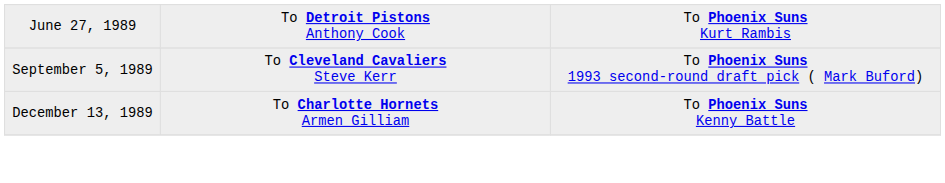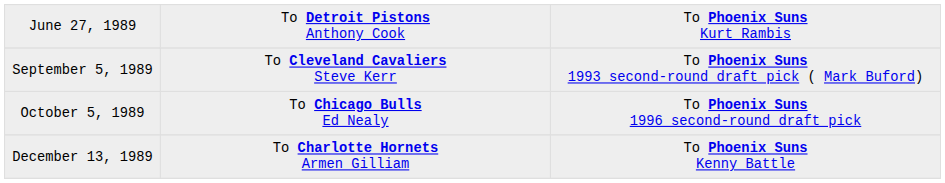+ row: (83, 113)
